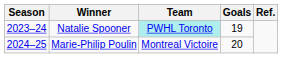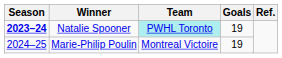(27, 28) normal -> (27, 28) bold
(237, 45) 20 -> (237, 45) 19
